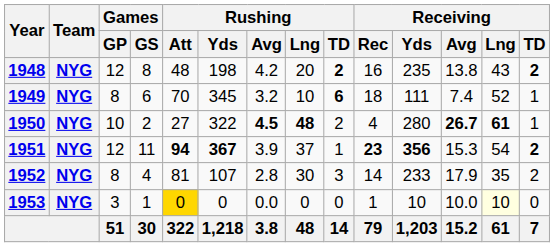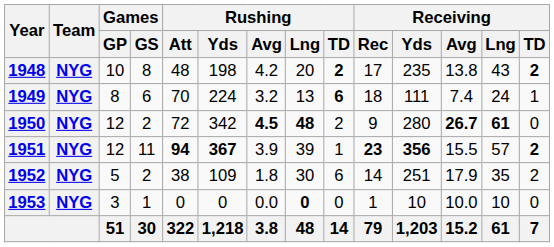(115, 70) 12 -> (115, 70) 10
(373, 70) 16 -> (373, 70) 17
(223, 96) 345 -> (223, 96) 224
(305, 96) 10 -> (305, 96) 13
(500, 96) 52 -> (500, 96) 24
(115, 123) 10 -> (115, 123) 12
(180, 123) 27 -> (180, 123) 72
(223, 123) 322 -> (223, 123) 342
(373, 123) 4 -> (373, 123) 9
(534, 123) 1 -> (534, 123) 0
(305, 149) 37 -> (305, 149) 39
(461, 149) 15.3 -> (461, 149) 15.5
(500, 149) 54 -> (500, 149) 57
(115, 176) 8 -> (115, 176) 5
(147, 176) 4 -> (147, 176) 2
(180, 176) 81 -> (180, 176) 38
(223, 176) 107 -> (223, 176) 109
(267, 176) 2.8 -> (267, 176) 1.8
(339, 176) 3 -> (339, 176) 6
(417, 176) 233 -> (417, 176) 251
(180, 202) gold background -> (180, 202) no background
(305, 202) normal -> (305, 202) bold
(500, 202) lightyellow background -> (500, 202) no background
